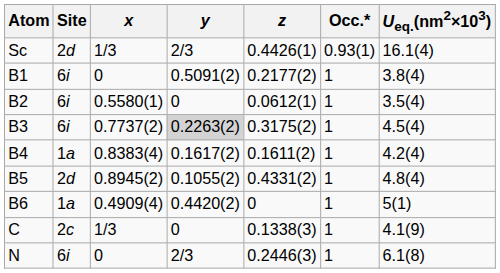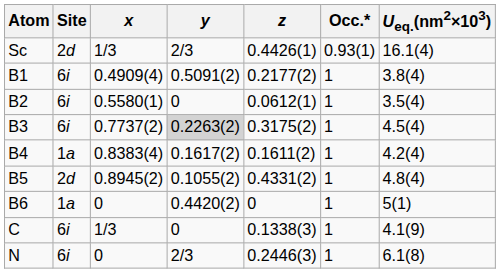(99, 76) 0 -> (129, 76) 0.4909(4)
(129, 204) 0.4909(4) -> (99, 204) 0
(66, 229) 2c -> (63, 229) 6i
